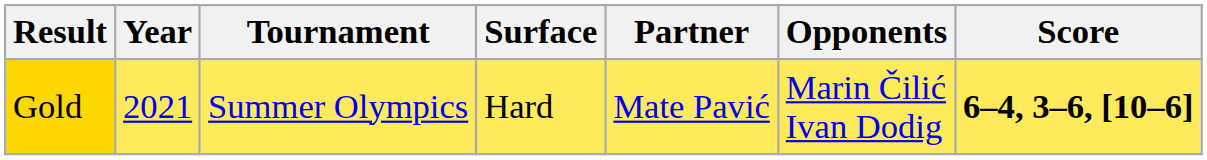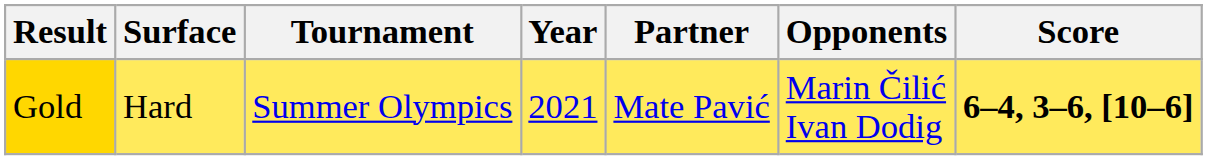columns swapped: (158, 31) <-> (541, 31)
